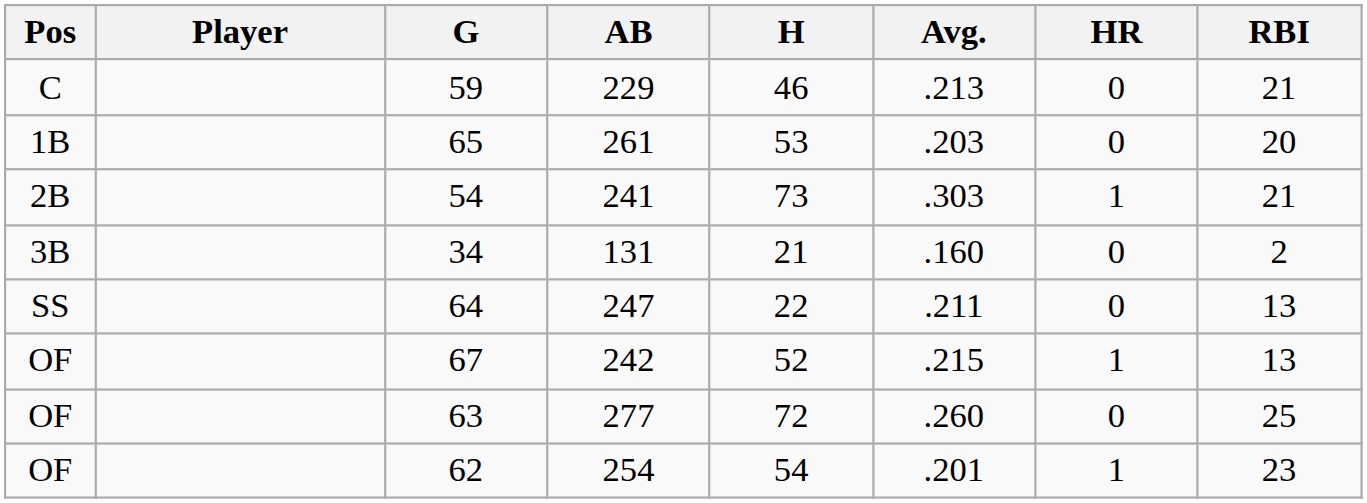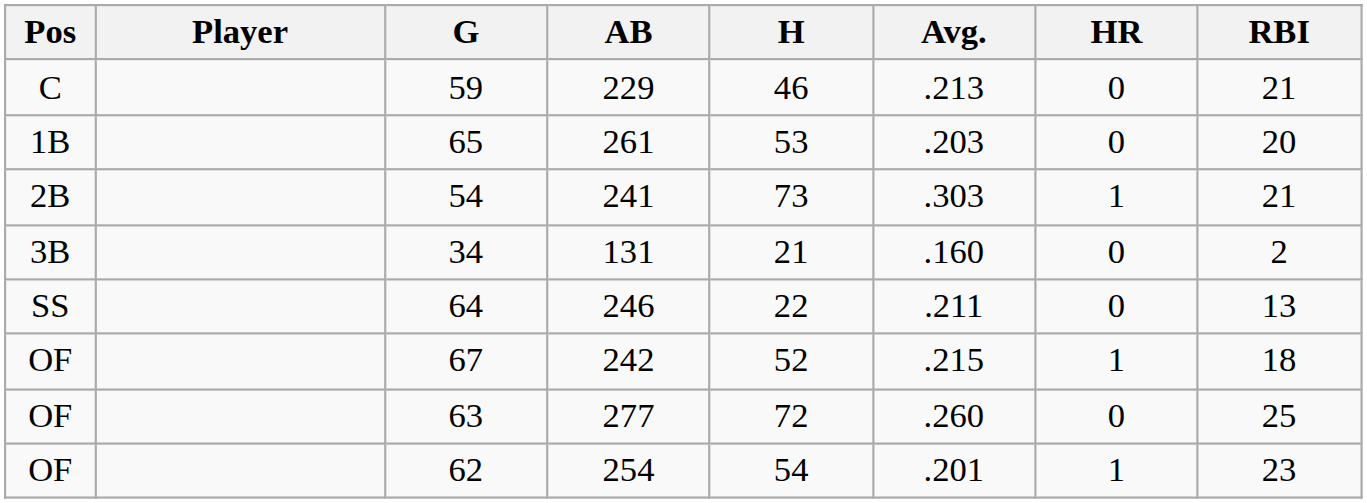(629, 305) 247 -> (629, 305) 246
(1279, 360) 13 -> (1279, 360) 18
